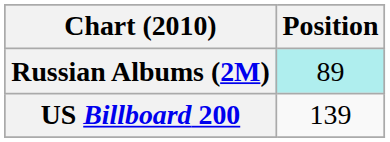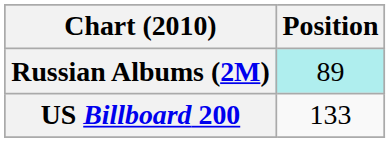(330, 114) 139 -> (330, 114) 133
